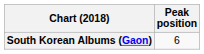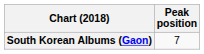(177, 40) 6 -> (177, 40) 7
